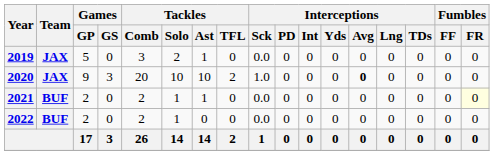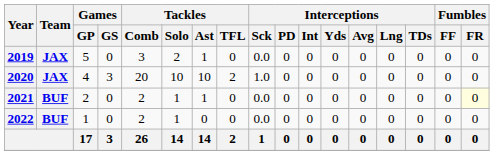(86, 77) 9 -> (86, 77) 4
(363, 77) bold -> (363, 77) normal
(86, 118) 2 -> (86, 118) 1
